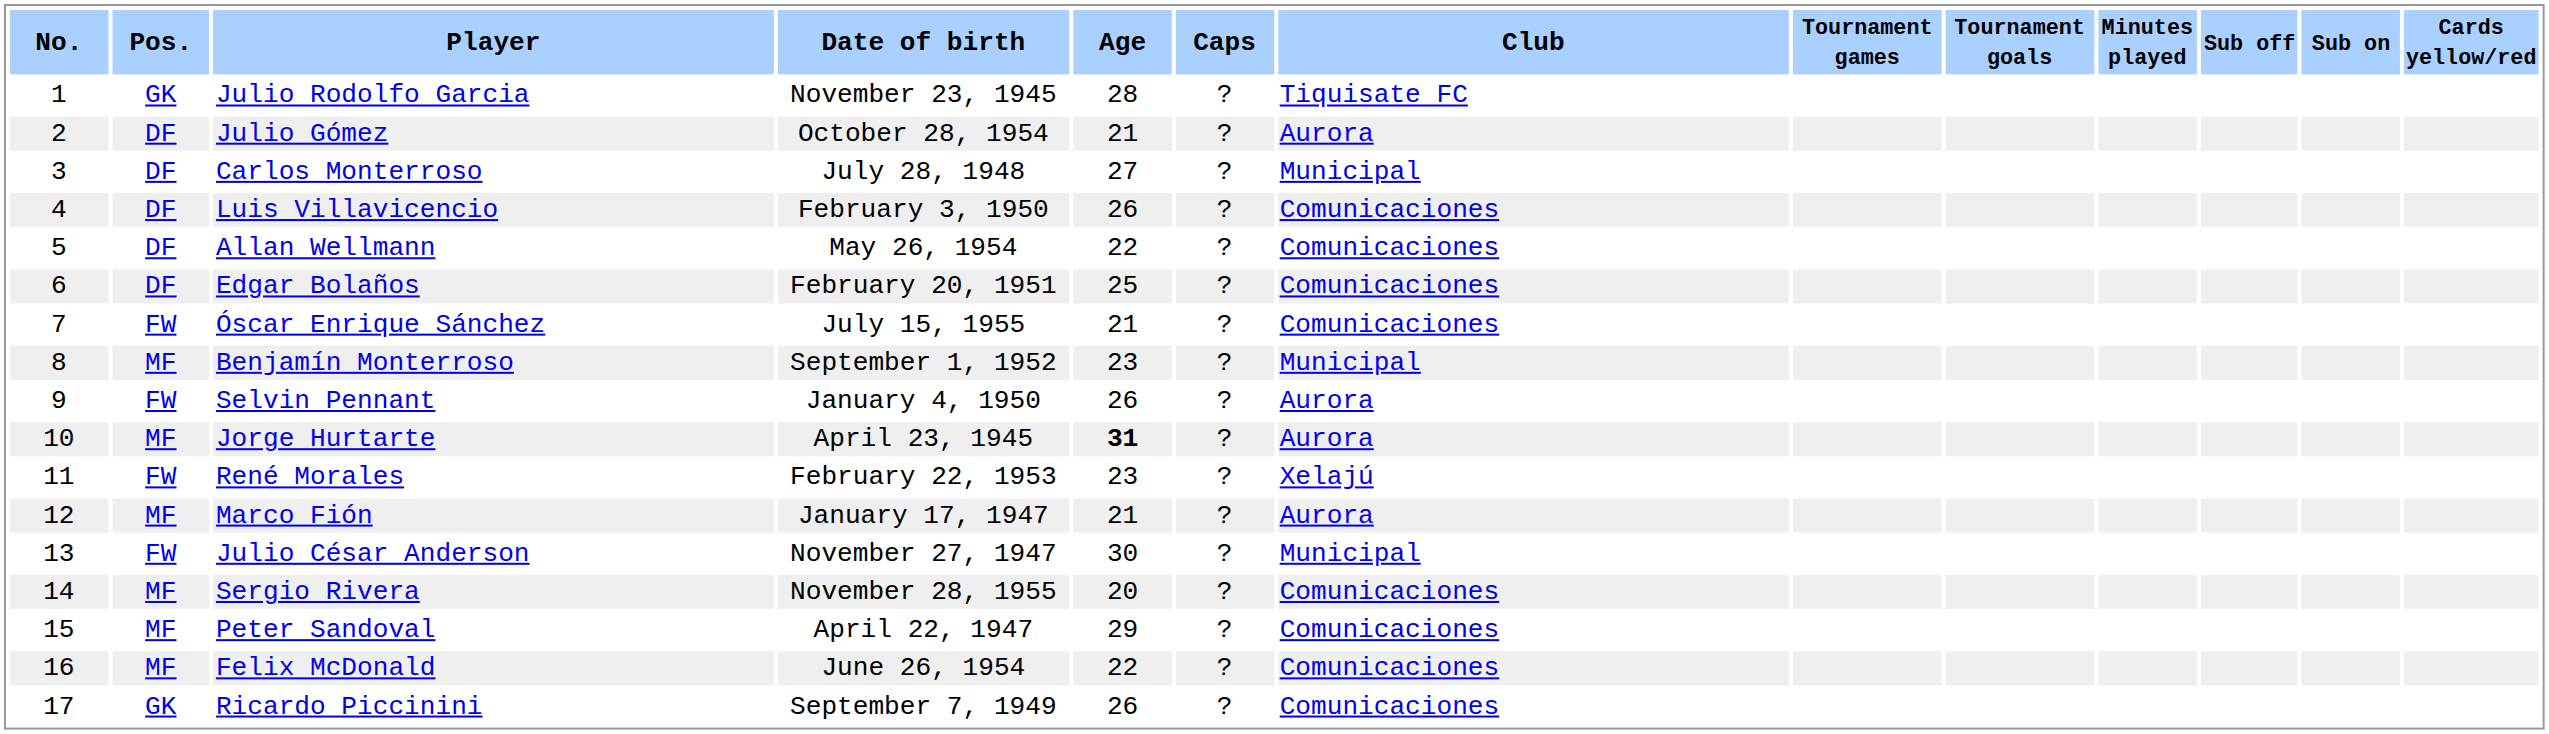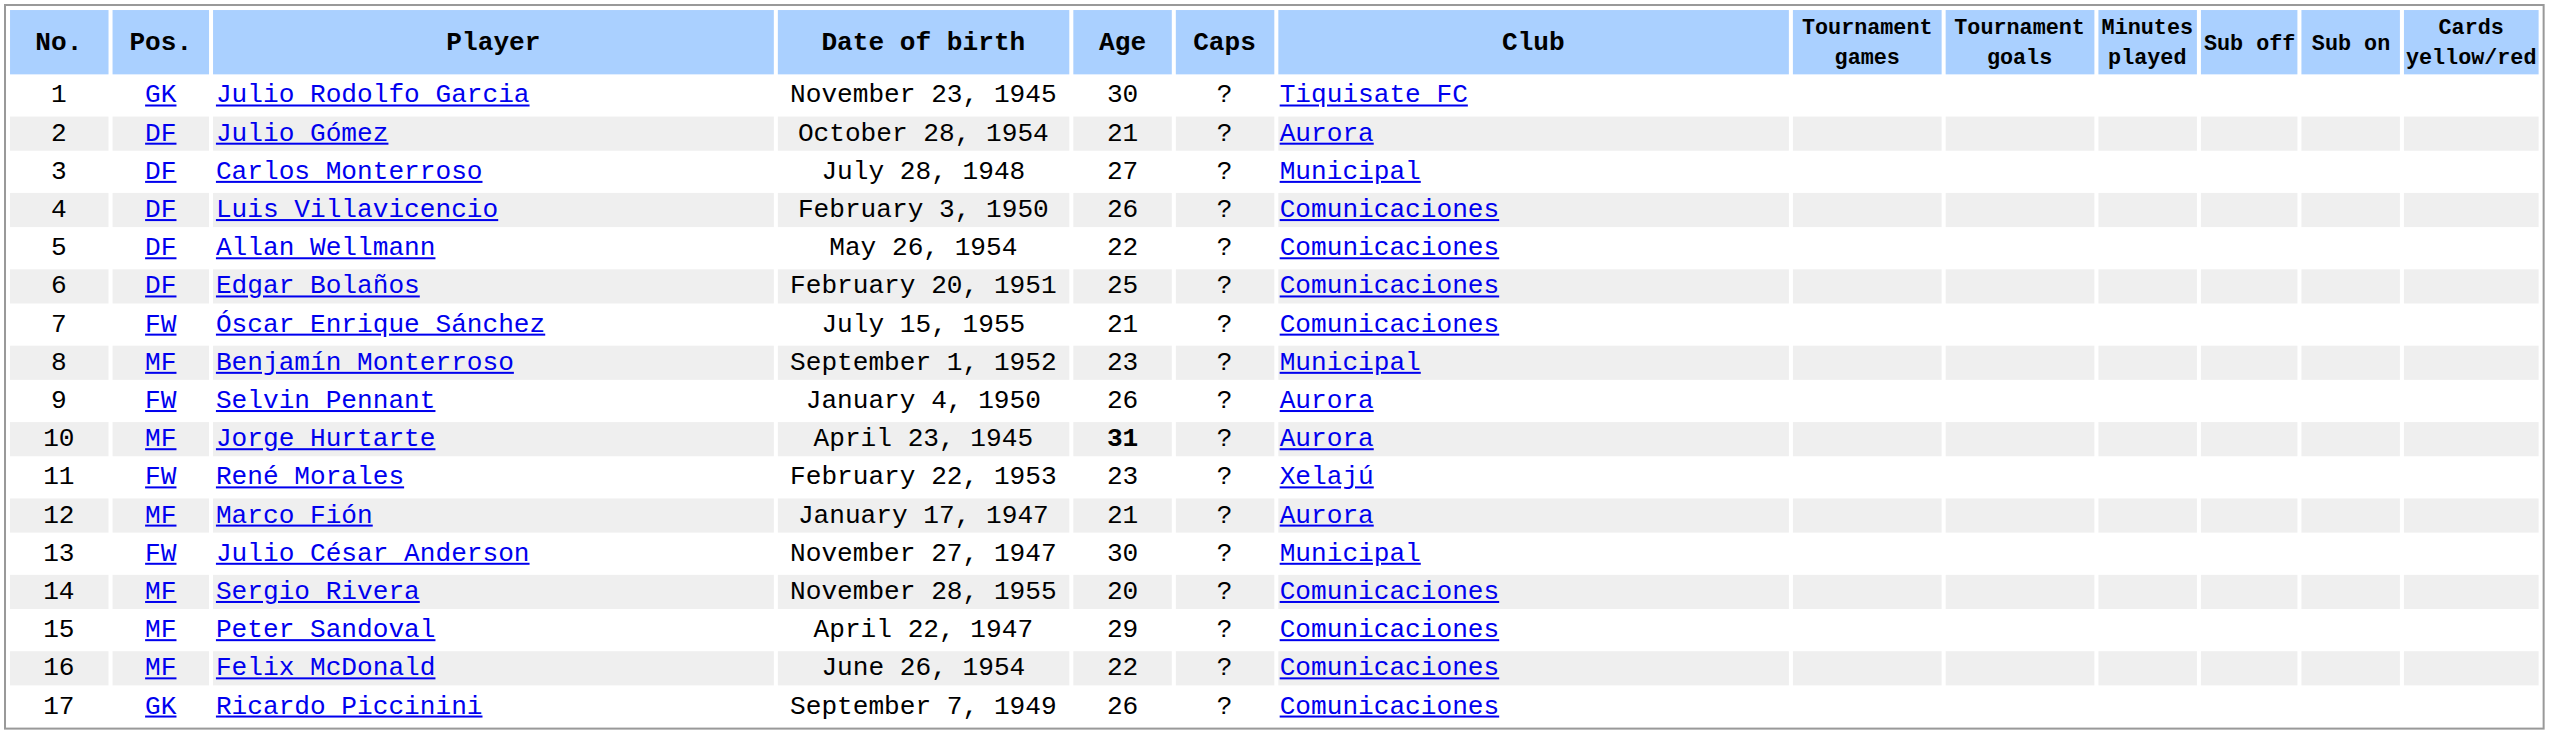(1123, 95) 28 -> (1123, 95) 30
